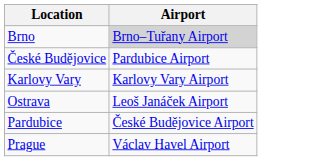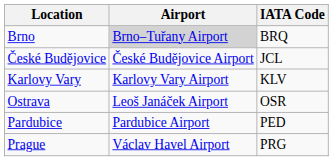+ column: (292, 15)
(161, 58) Pardubice Airport -> (183, 58) České Budějovice Airport
(183, 123) České Budějovice Airport -> (161, 123) Pardubice Airport
